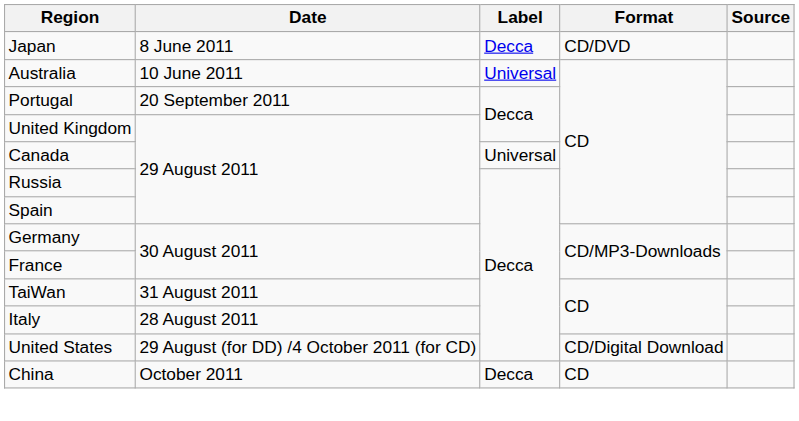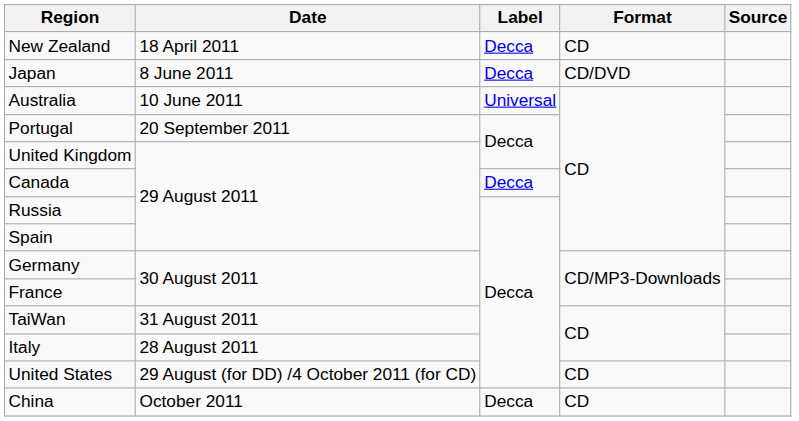+ row: (59, 45)
(520, 155) Universal -> (509, 182) Decca
(644, 347) CD/Digital Download -> (577, 374) CD
